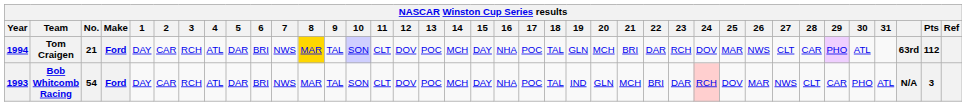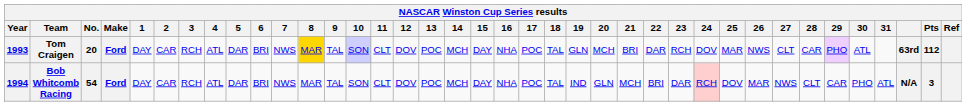(17, 50) 1994 -> (17, 50) 1993
(91, 50) 21 -> (91, 50) 20
(17, 82) 1993 -> (17, 82) 1994
